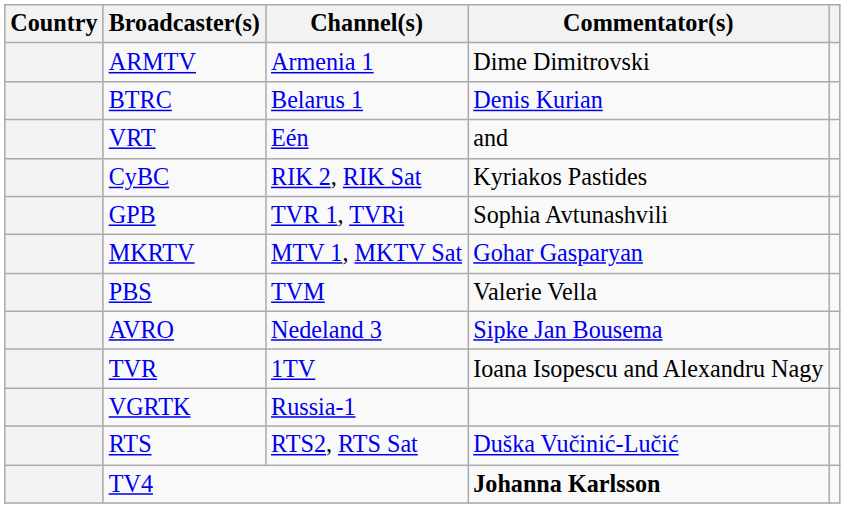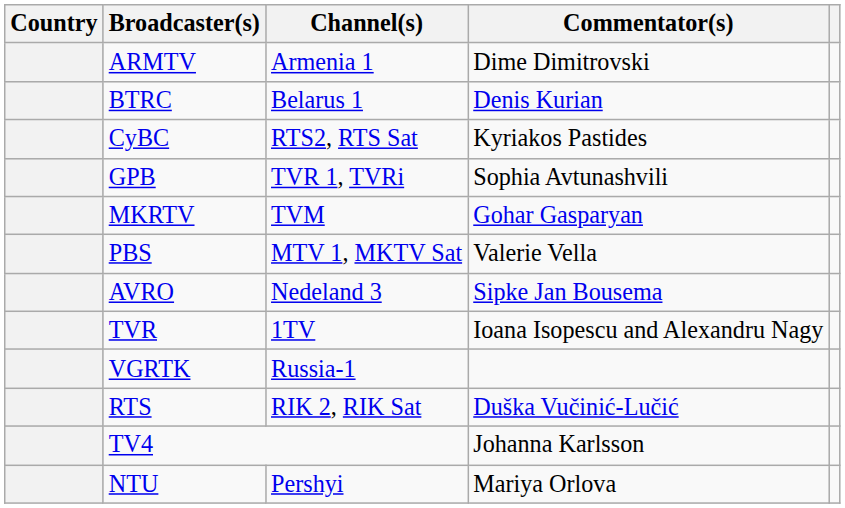- row: (132, 138)
(346, 176) RIK 2, RIK Sat -> (344, 138) RTS2, RTS Sat
(367, 253) MTV 1, MKTV Sat -> (298, 215) TVM
(298, 291) TVM -> (367, 253) MTV 1, MKTV Sat
(344, 445) RTS2, RTS Sat -> (346, 406) RIK 2, RIK Sat
(567, 483) bold -> (559, 445) normal
+ row: (134, 483)
